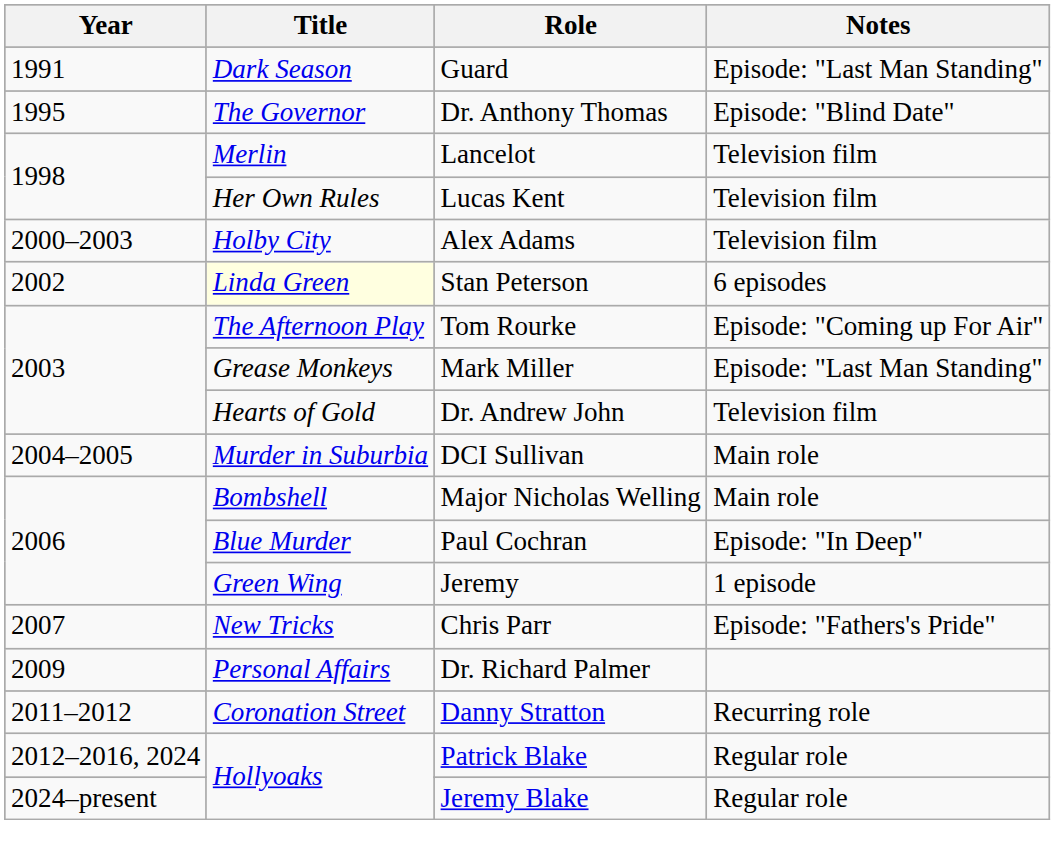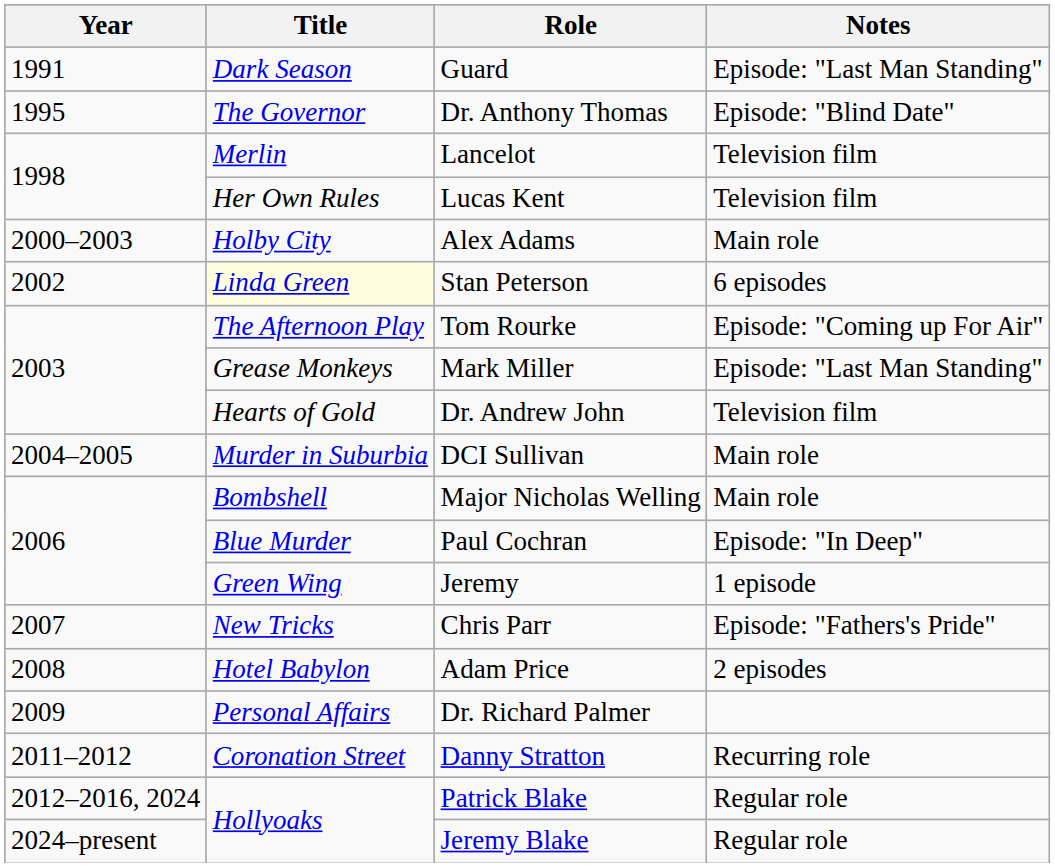(795, 240) Television film -> (766, 240) Main role
+ row: (505, 669)
